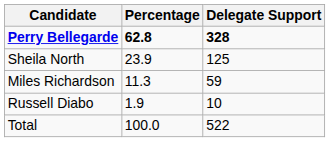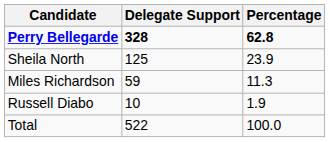columns swapped: (264, 15) <-> (162, 15)
